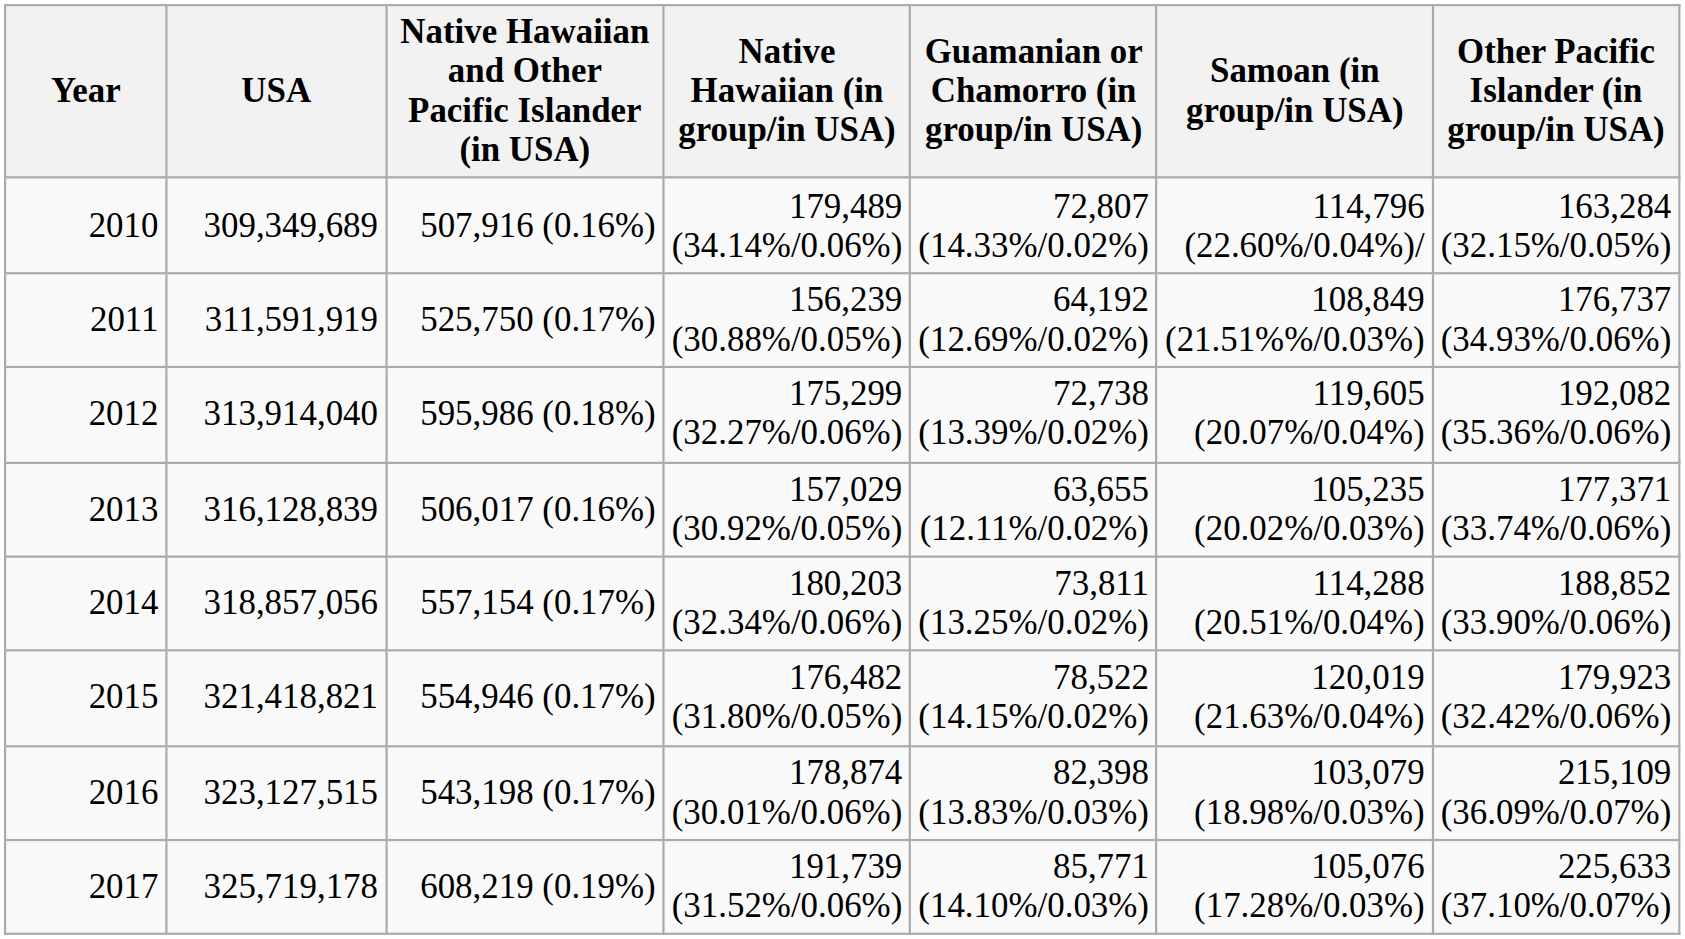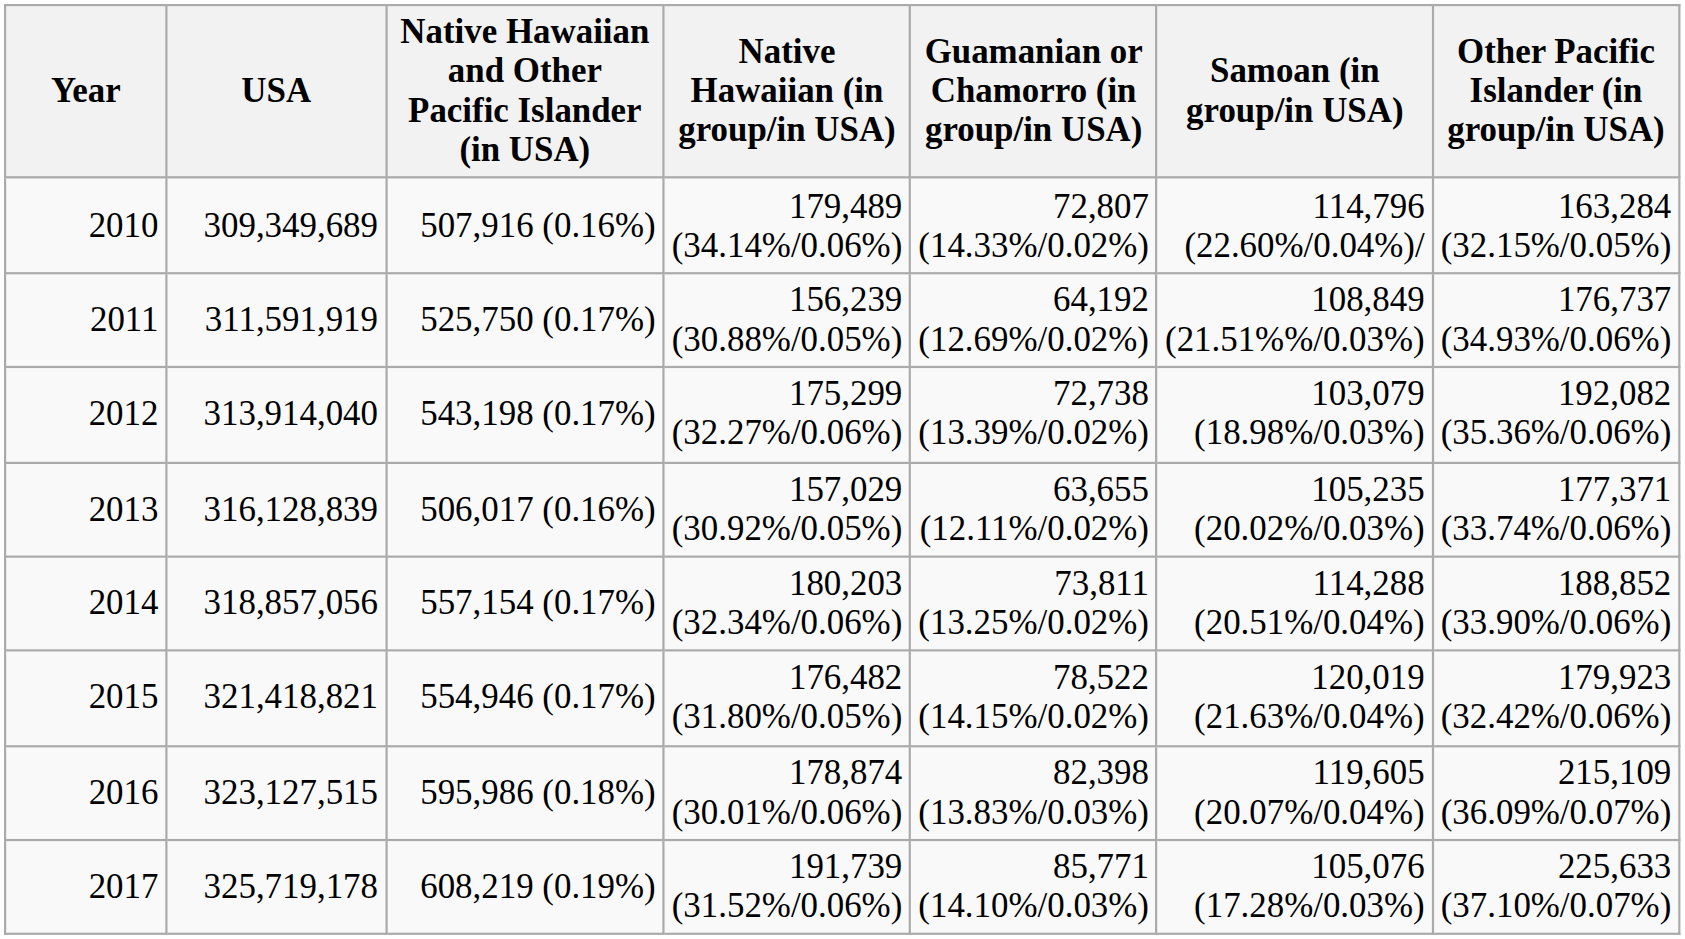(538, 413) 595,986 (0.18%) -> (538, 413) 543,198 (0.17%)
(1309, 413) 119,605 (20.07%/0.04%) -> (1309, 413) 103,079 (18.98%/0.03%)
(538, 792) 543,198 (0.17%) -> (538, 792) 595,986 (0.18%)
(1309, 792) 103,079 (18.98%/0.03%) -> (1309, 792) 119,605 (20.07%/0.04%)
